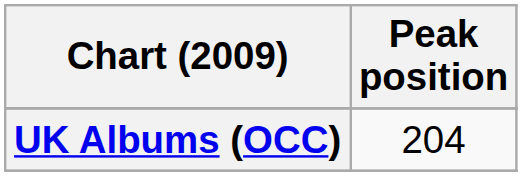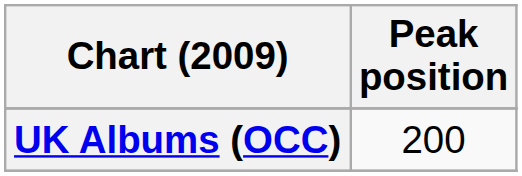(434, 139) 204 -> (434, 139) 200
